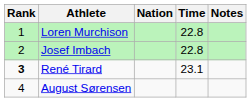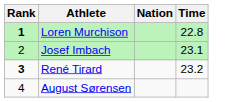- column: (227, 13)
(21, 32) normal -> (21, 32) bold
(192, 50) 22.8 -> (192, 50) 23.1
(192, 69) 23.1 -> (192, 69) 23.2
